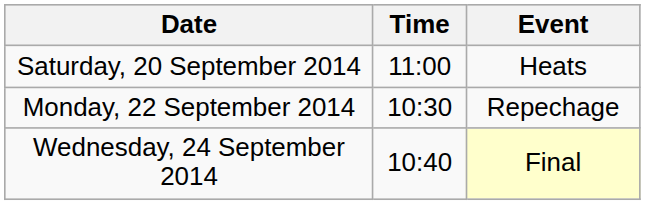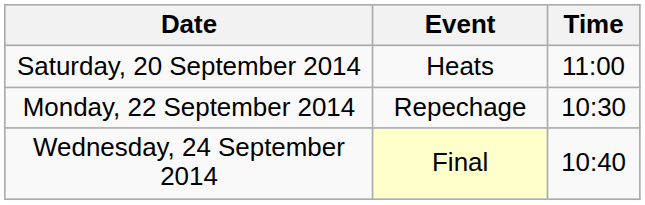columns swapped: (420, 25) <-> (553, 25)
